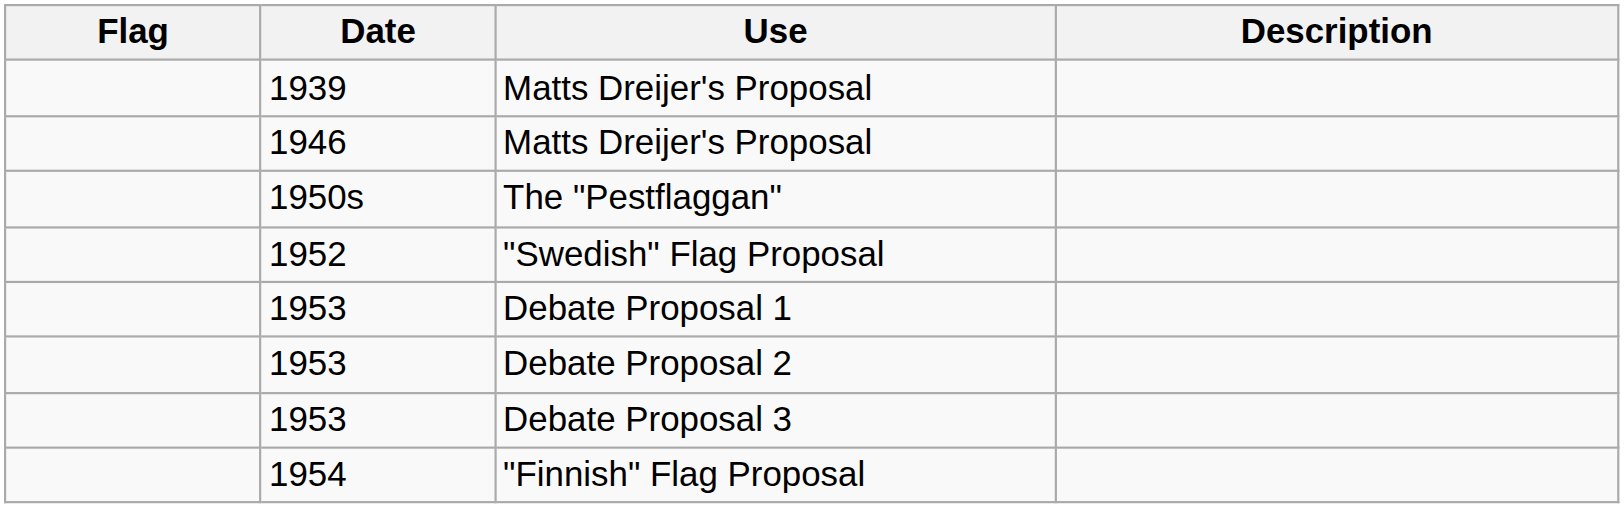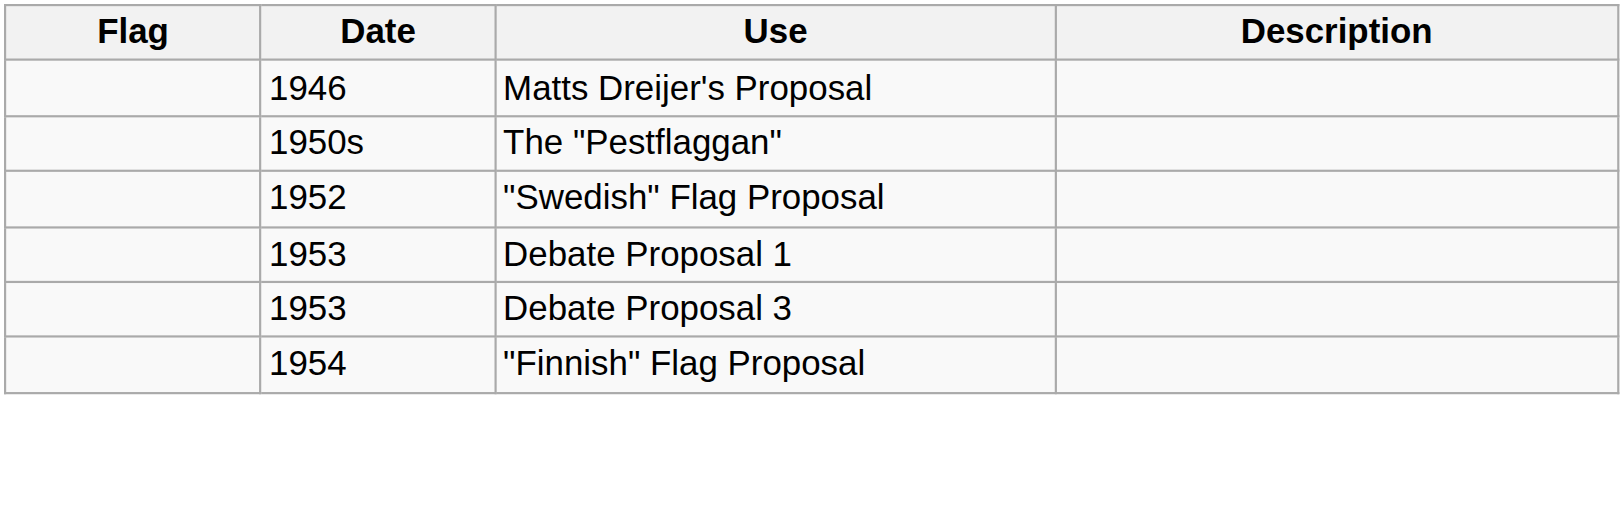- row: (308, 87)
- row: (308, 364)
